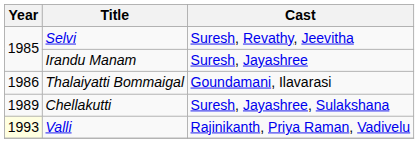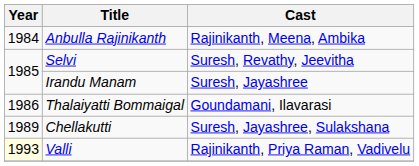+ row: (106, 37)
